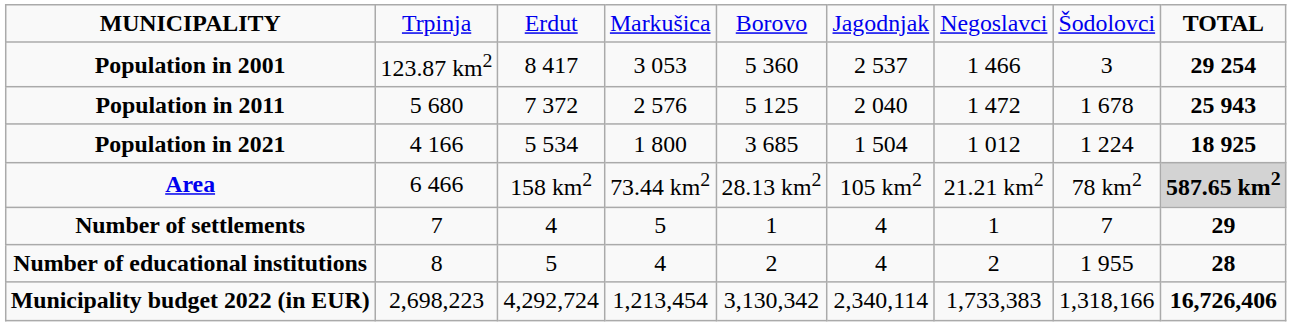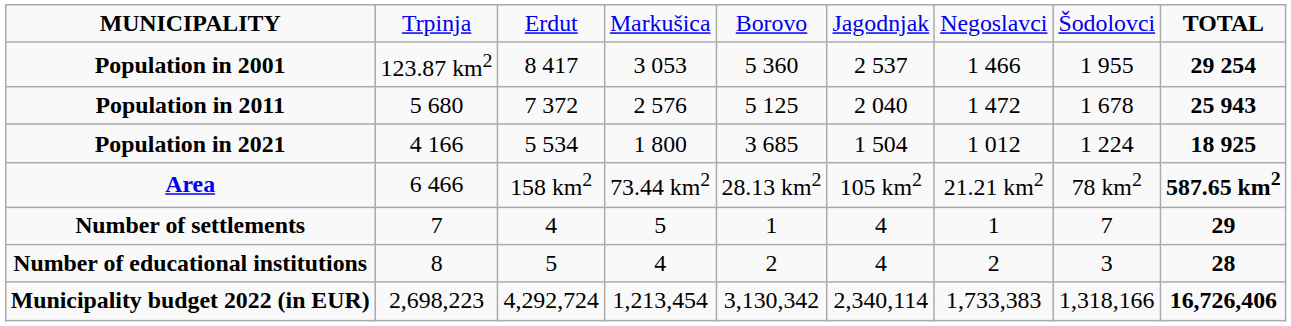(1107, 64) 3 -> (1107, 64) 1 955
(1223, 184) lightgrey background -> (1223, 184) no background
(1107, 263) 1 955 -> (1107, 263) 3
